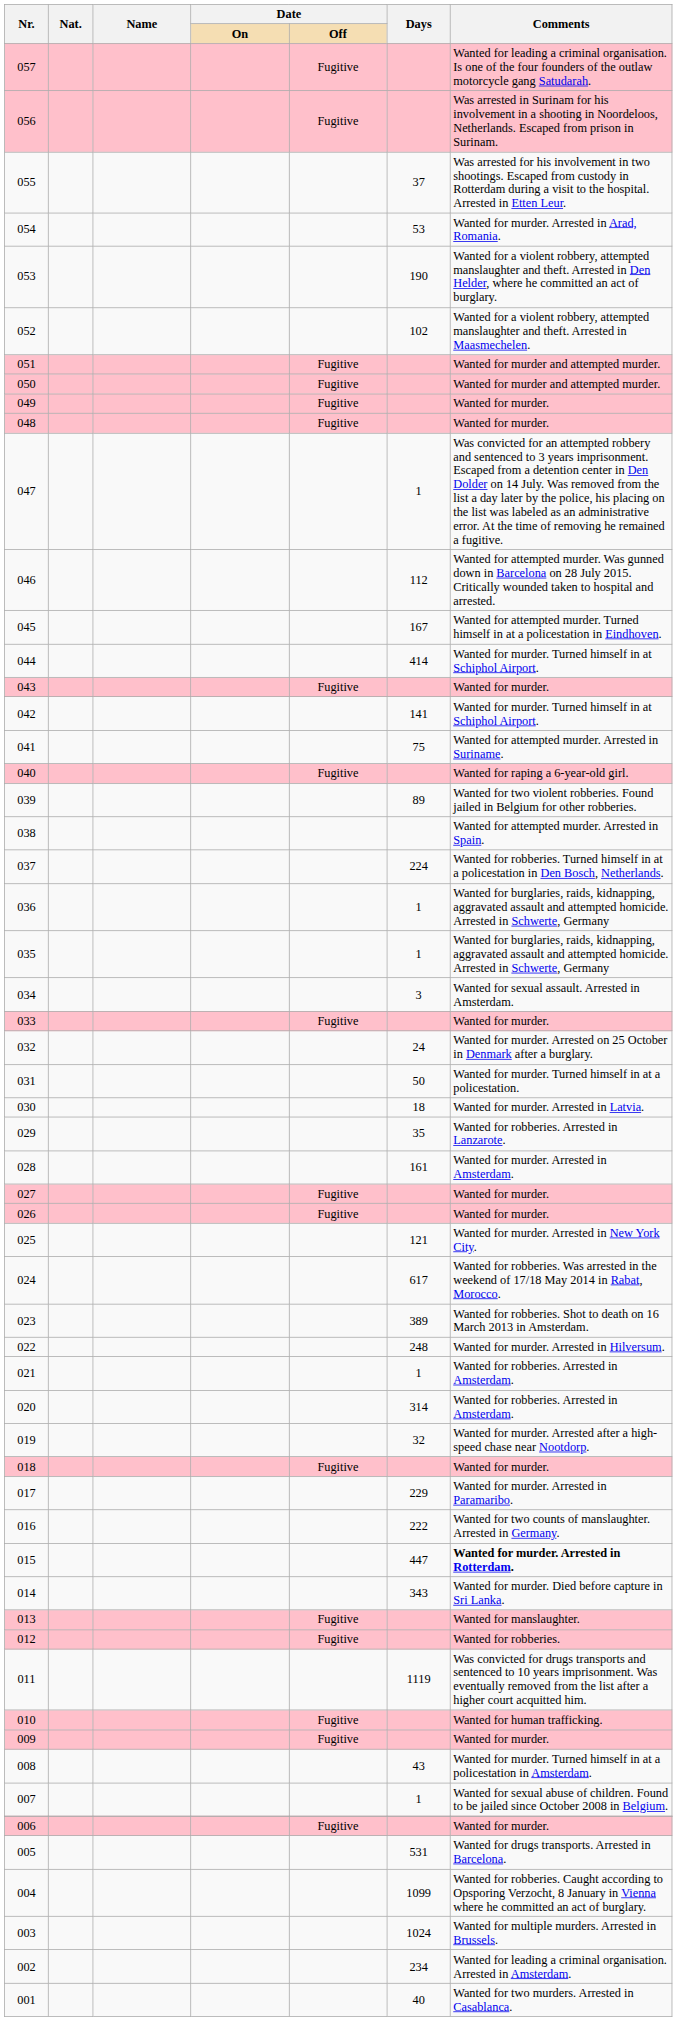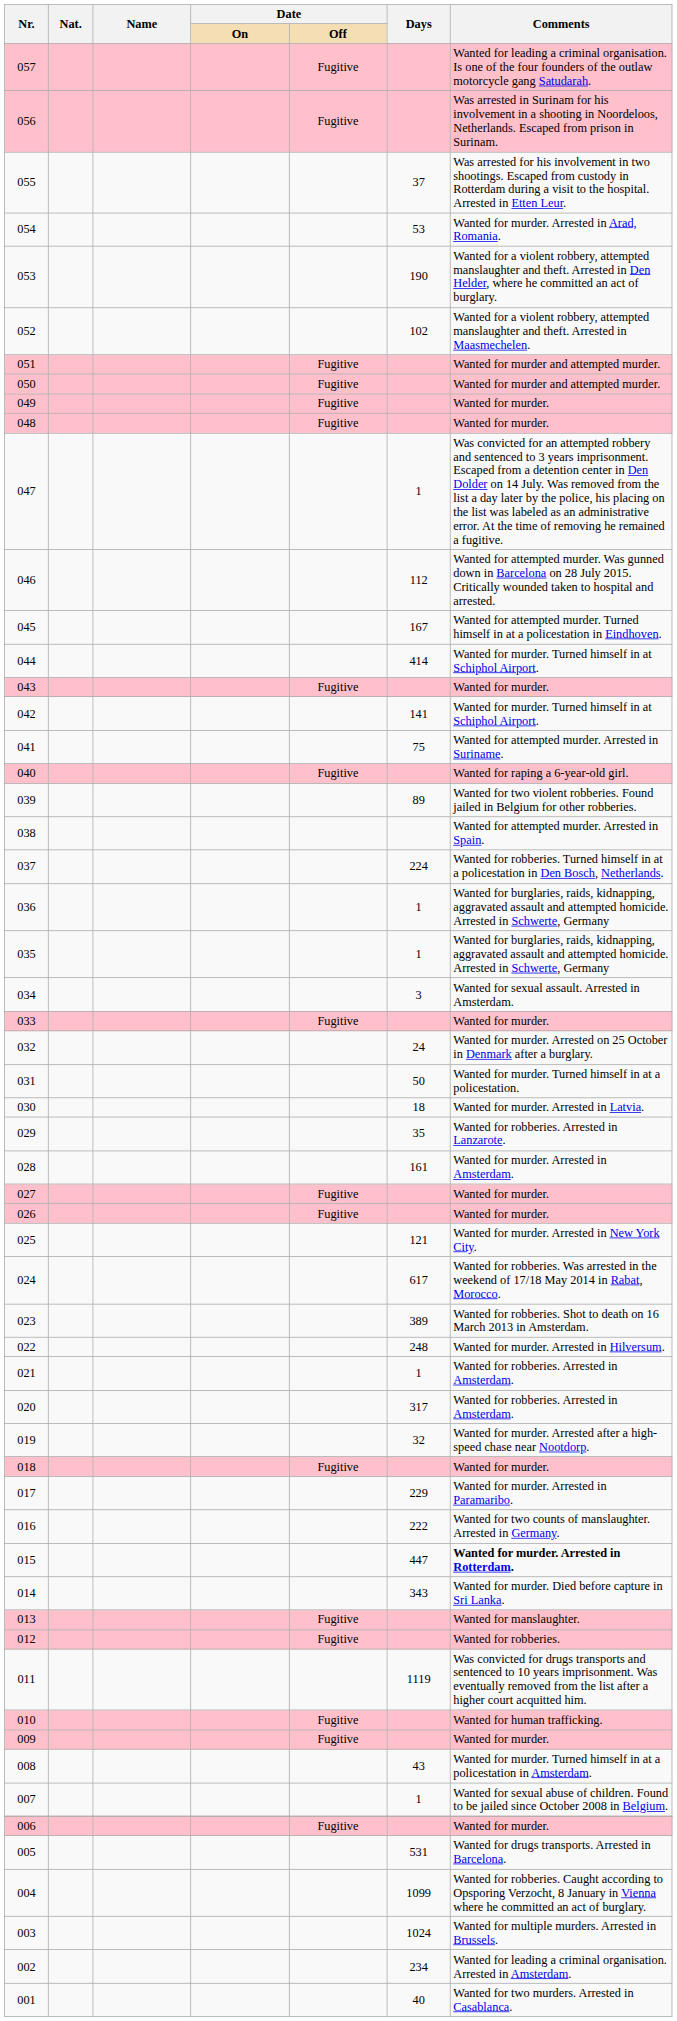(419, 1406) 314 -> (419, 1406) 317
